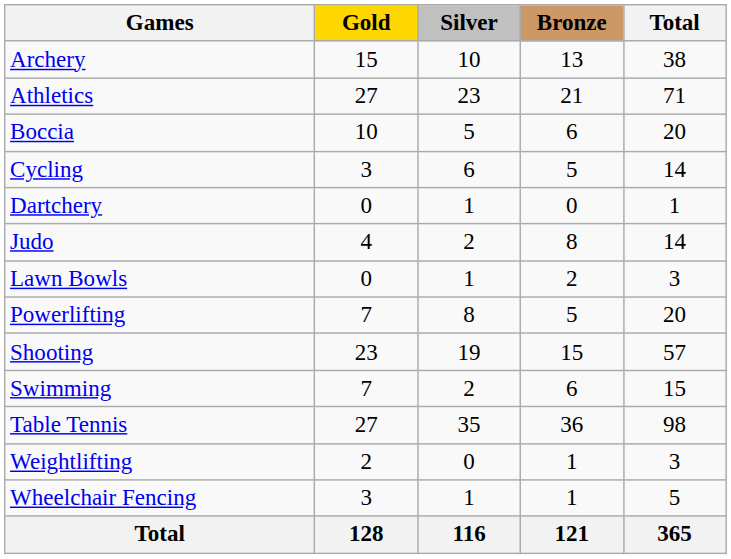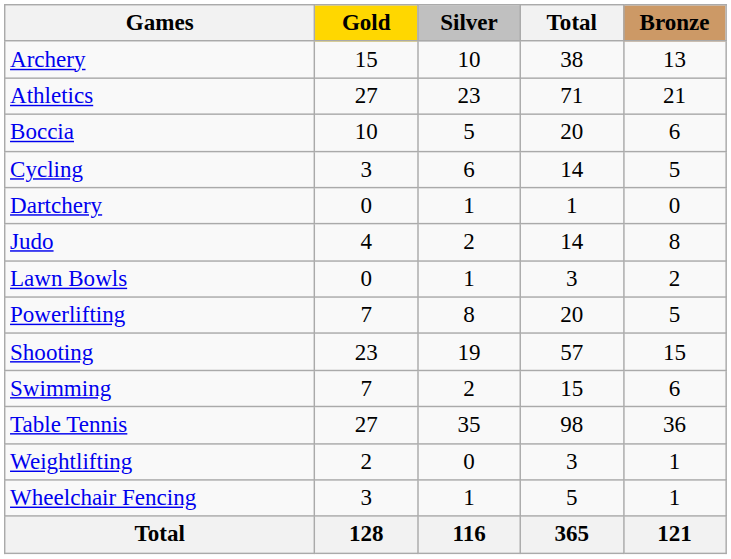columns swapped: (572, 22) <-> (675, 22)
